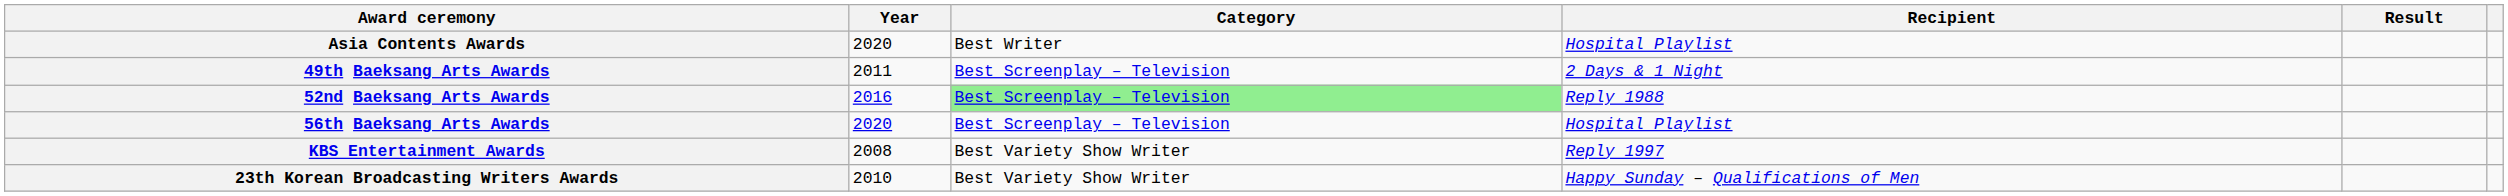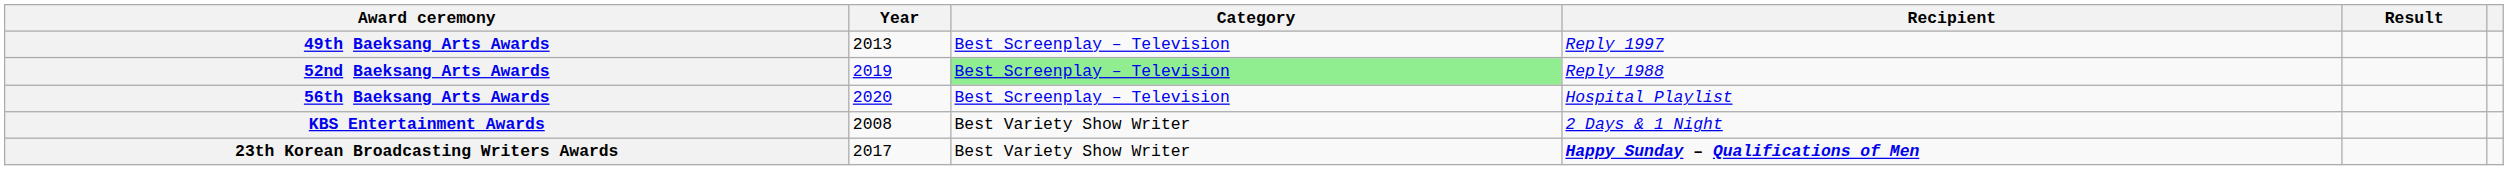- row: (427, 45)
(872, 71) 2011 -> (872, 45) 2013
(1644, 71) 2 Days & 1 Night -> (1615, 45) Reply 1997
(872, 98) 2016 -> (872, 71) 2019
(1615, 151) Reply 1997 -> (1644, 125) 2 Days & 1 Night
(872, 178) 2010 -> (872, 151) 2017
(1742, 178) normal -> (1742, 151) bold
